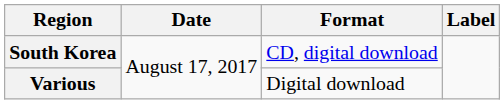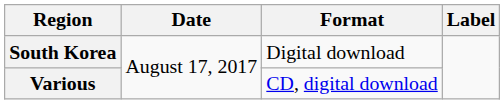(352, 51) CD, digital download -> (335, 51) Digital download
(335, 83) Digital download -> (352, 83) CD, digital download
